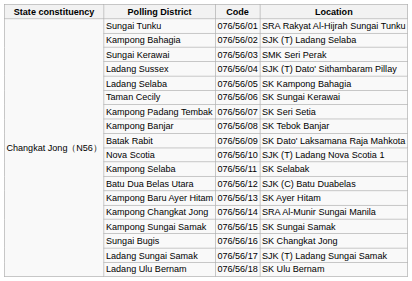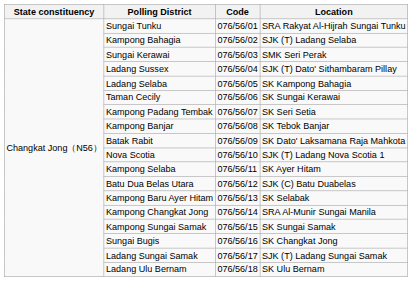(286, 170) SK Selabak -> (291, 170) SK Ayer Hitam
(291, 198) SK Ayer Hitam -> (286, 198) SK Selabak
